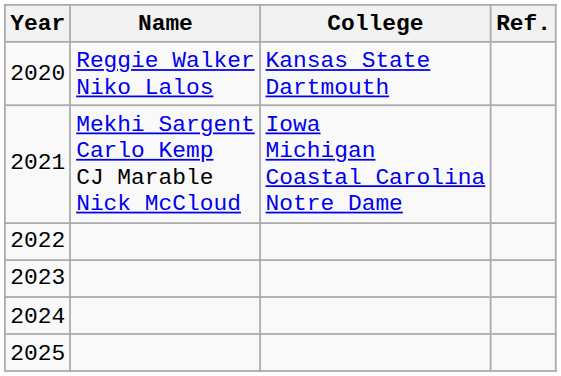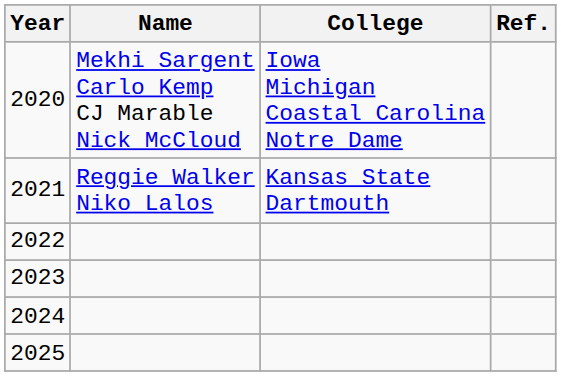(165, 74) Reggie Walker Niko Lalos -> (165, 100) Mekhi Sargent Carlo Kemp CJ Marable Nick McCloud
(348, 74) Kansas State Dartmouth -> (375, 100) Iowa Michigan Coastal Carolina Notre Dame
(165, 164) Mekhi Sargent Carlo Kemp CJ Marable Nick McCloud -> (165, 191) Reggie Walker Niko Lalos
(375, 164) Iowa Michigan Coastal Carolina Notre Dame -> (348, 191) Kansas State Dartmouth
